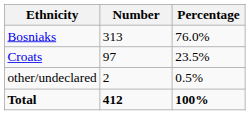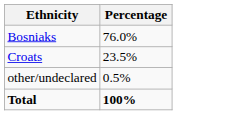- column: (136, 15)
